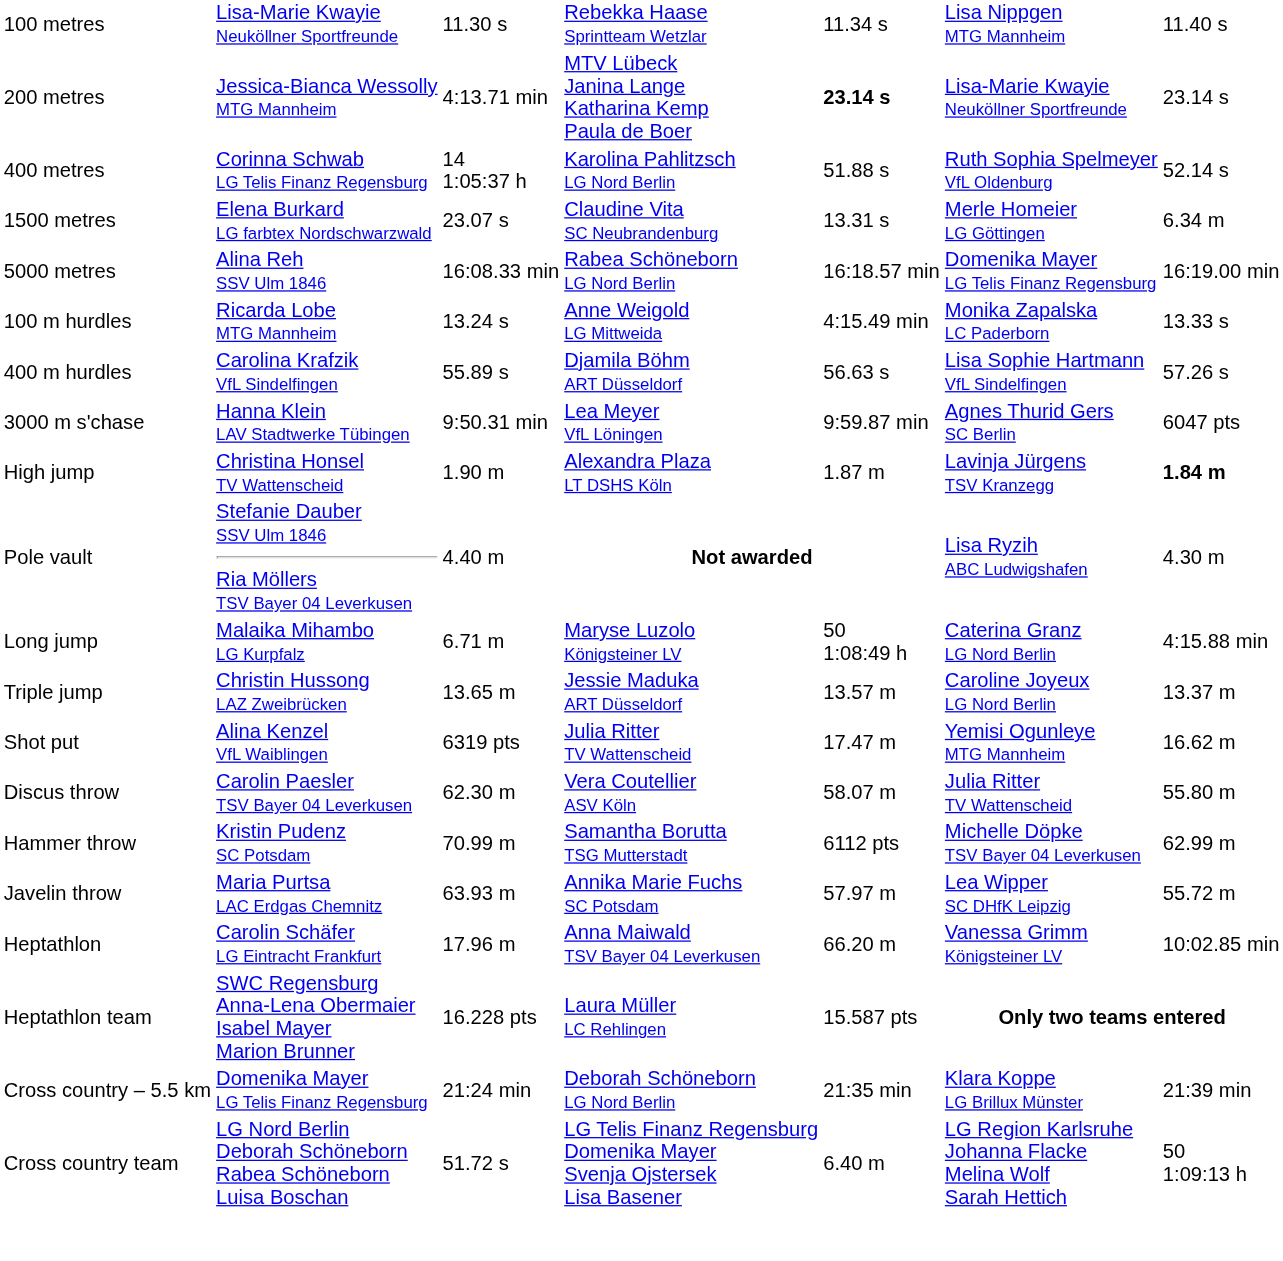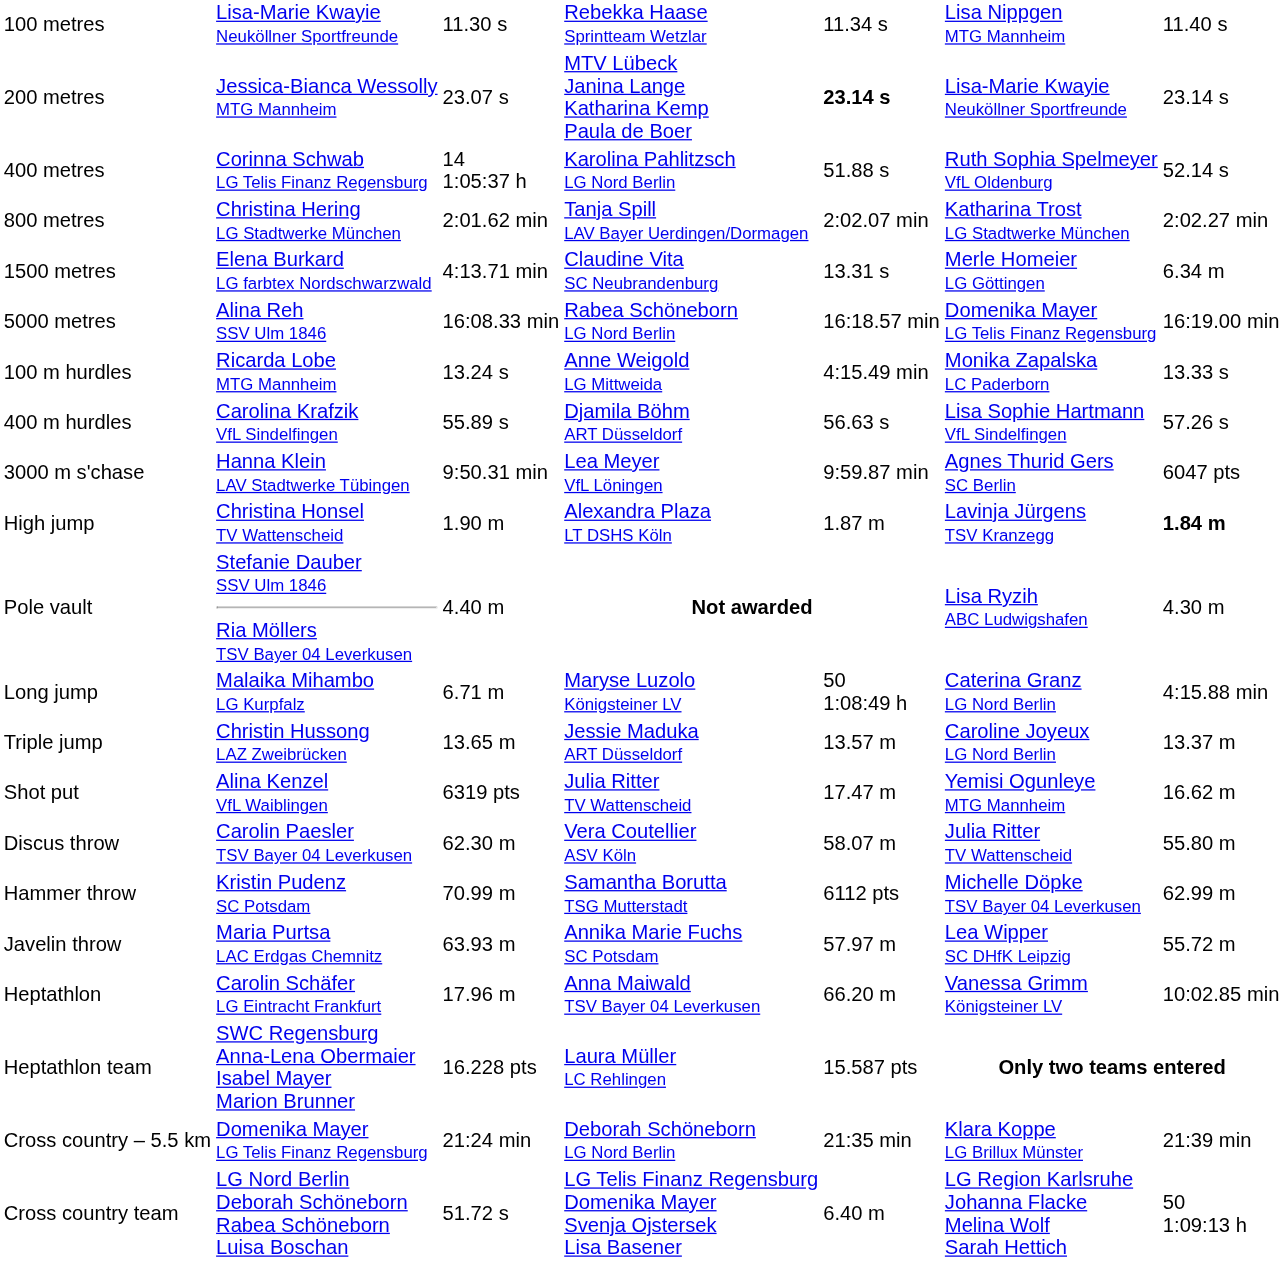(495, 97) 4:13.71 min -> (476, 97) 23.07 s
+ row: (54, 220)
(476, 220) 23.07 s -> (495, 271) 4:13.71 min
